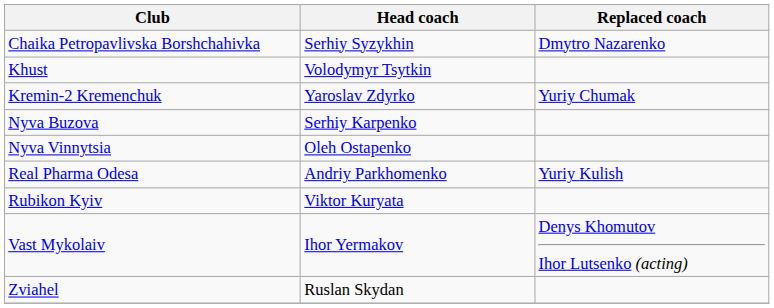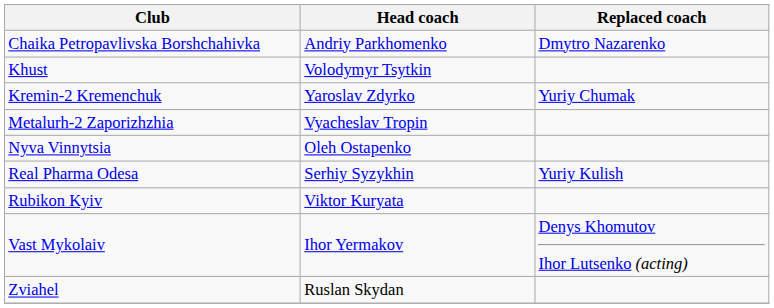(359, 43) Serhiy Syzykhin -> (375, 43) Andriy Parkhomenko
+ row: (91, 122)
- row: (53, 122)
(375, 174) Andriy Parkhomenko -> (359, 174) Serhiy Syzykhin
